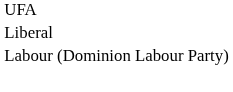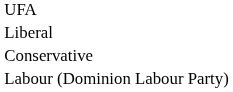+ row: (49, 55)
